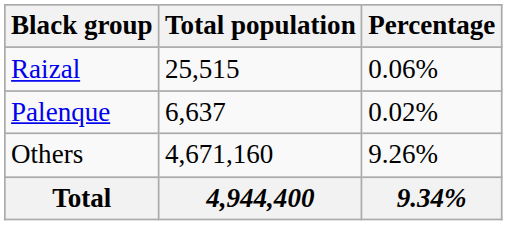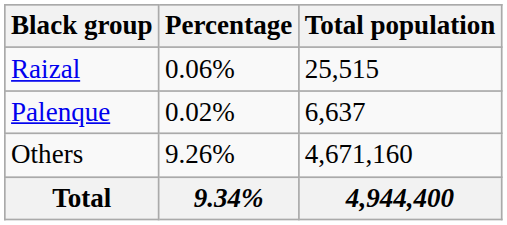columns swapped: (260, 25) <-> (432, 25)
